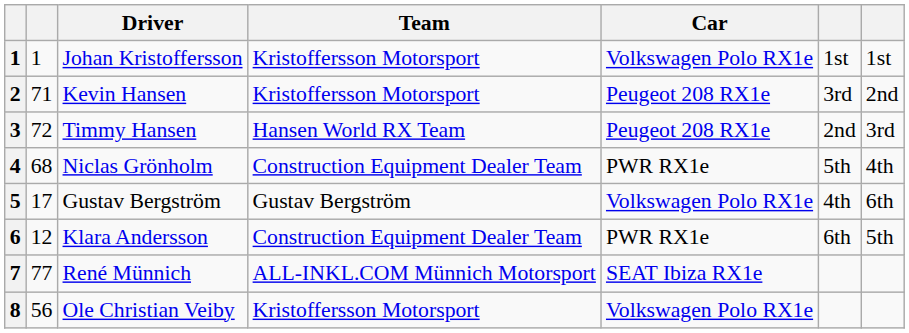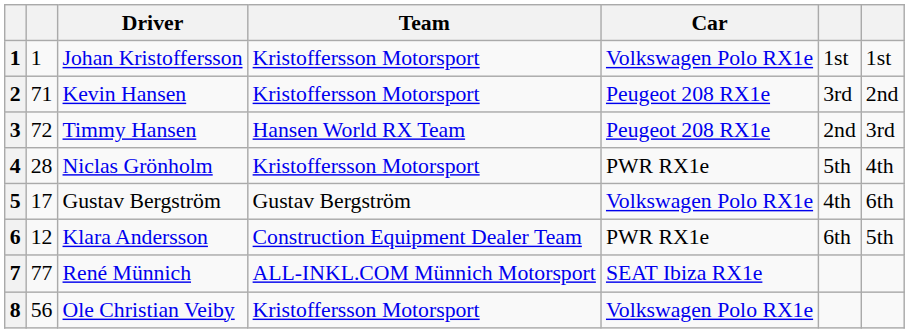(42, 165) 68 -> (42, 165) 28
(417, 165) Construction Equipment Dealer Team -> (366, 165) Kristoffersson Motorsport
